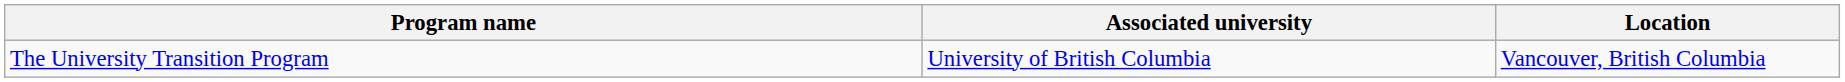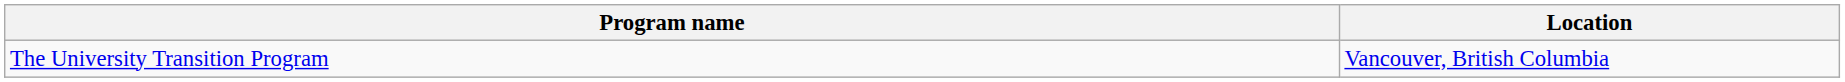- column: (1209, 22)
